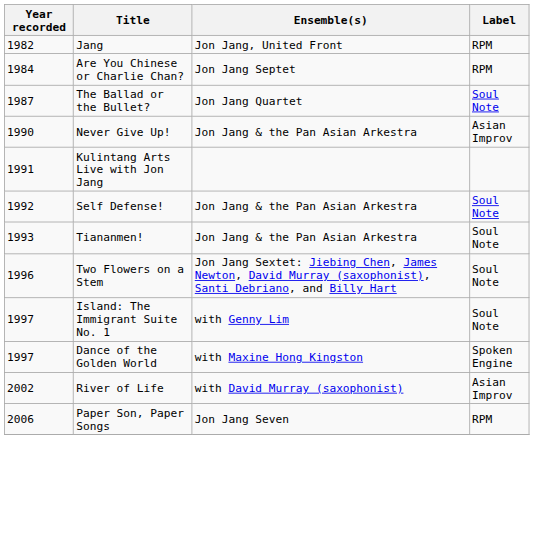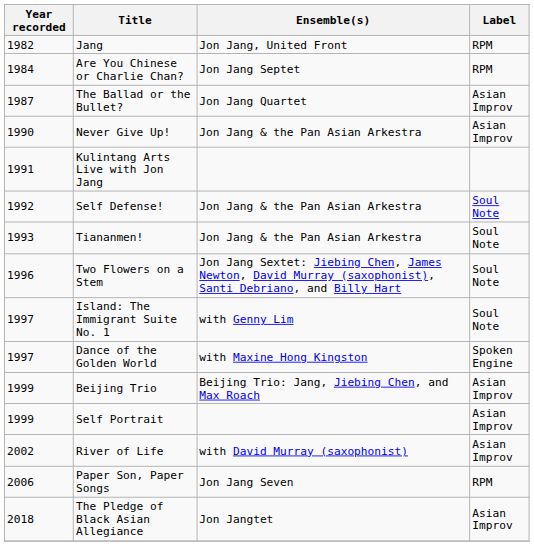(485, 100) Soul Note -> (493, 100) Asian Improv
+ row: (116, 388)
+ row: (120, 419)
+ row: (120, 519)
